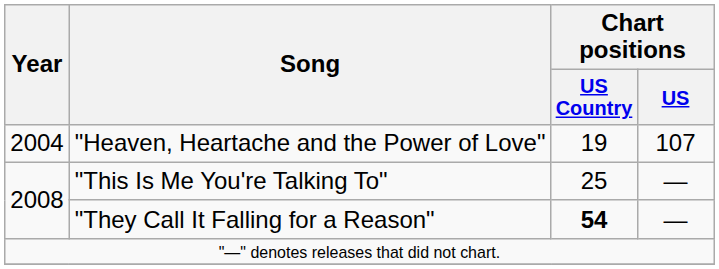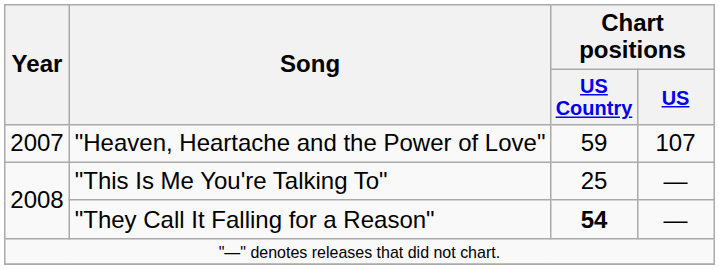(37, 143) 2004 -> (37, 143) 2007
(594, 143) 19 -> (594, 143) 59
